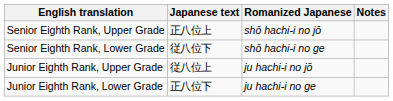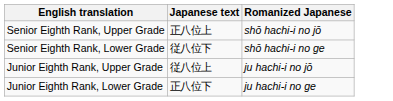- column: (371, 12)
